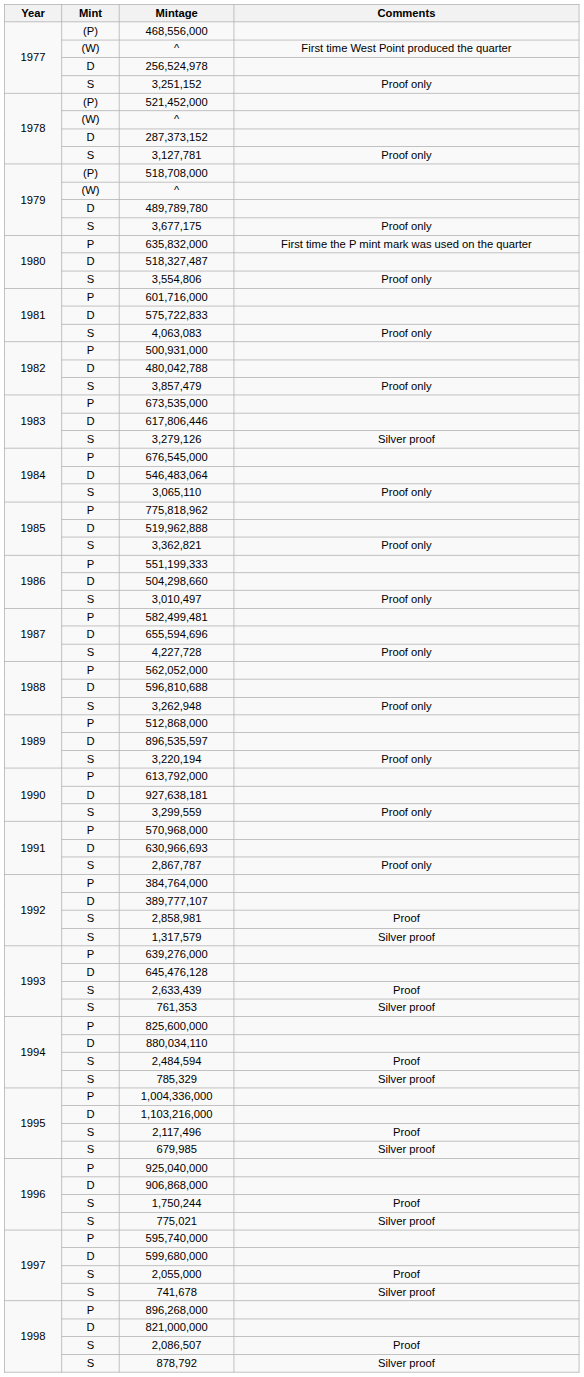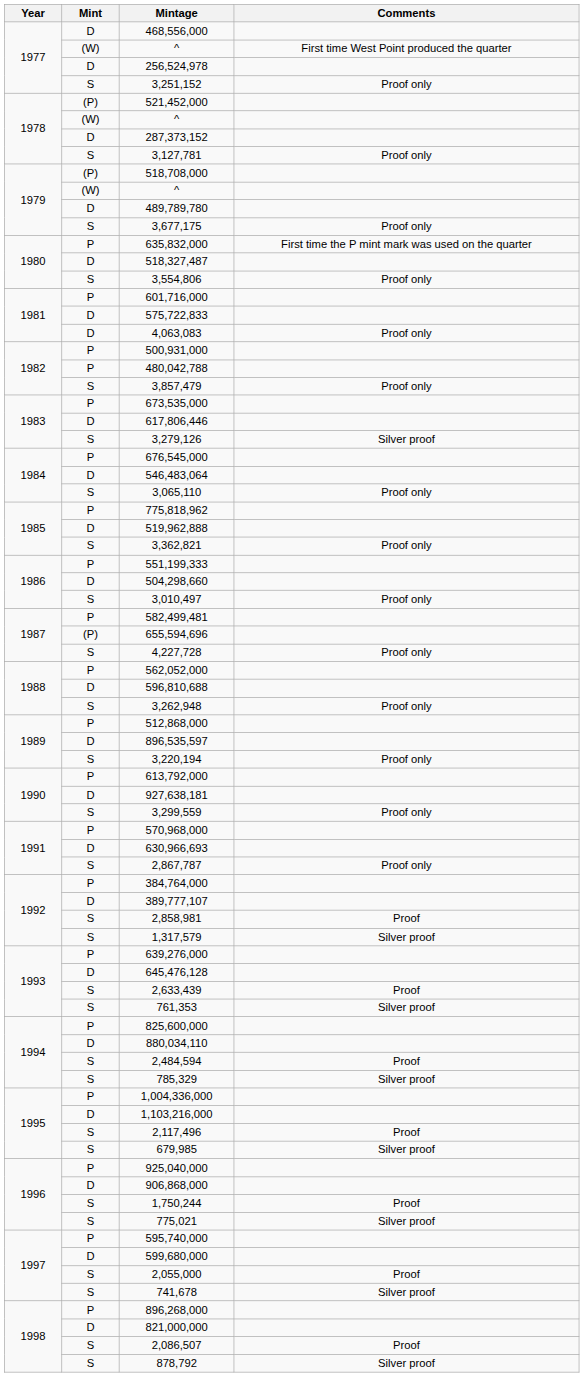(90, 31) (P) -> (90, 31) D
(90, 333) S -> (90, 333) D
(90, 368) D -> (90, 368) P
(90, 635) D -> (90, 635) (P)
